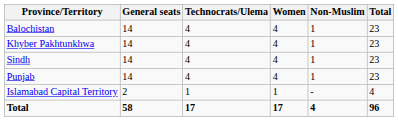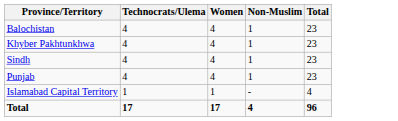- column: (151, 12)
